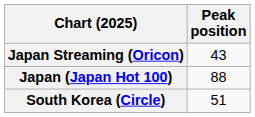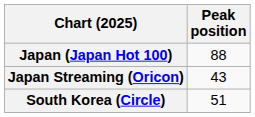rows swapped: (96, 77) <-> (96, 54)
